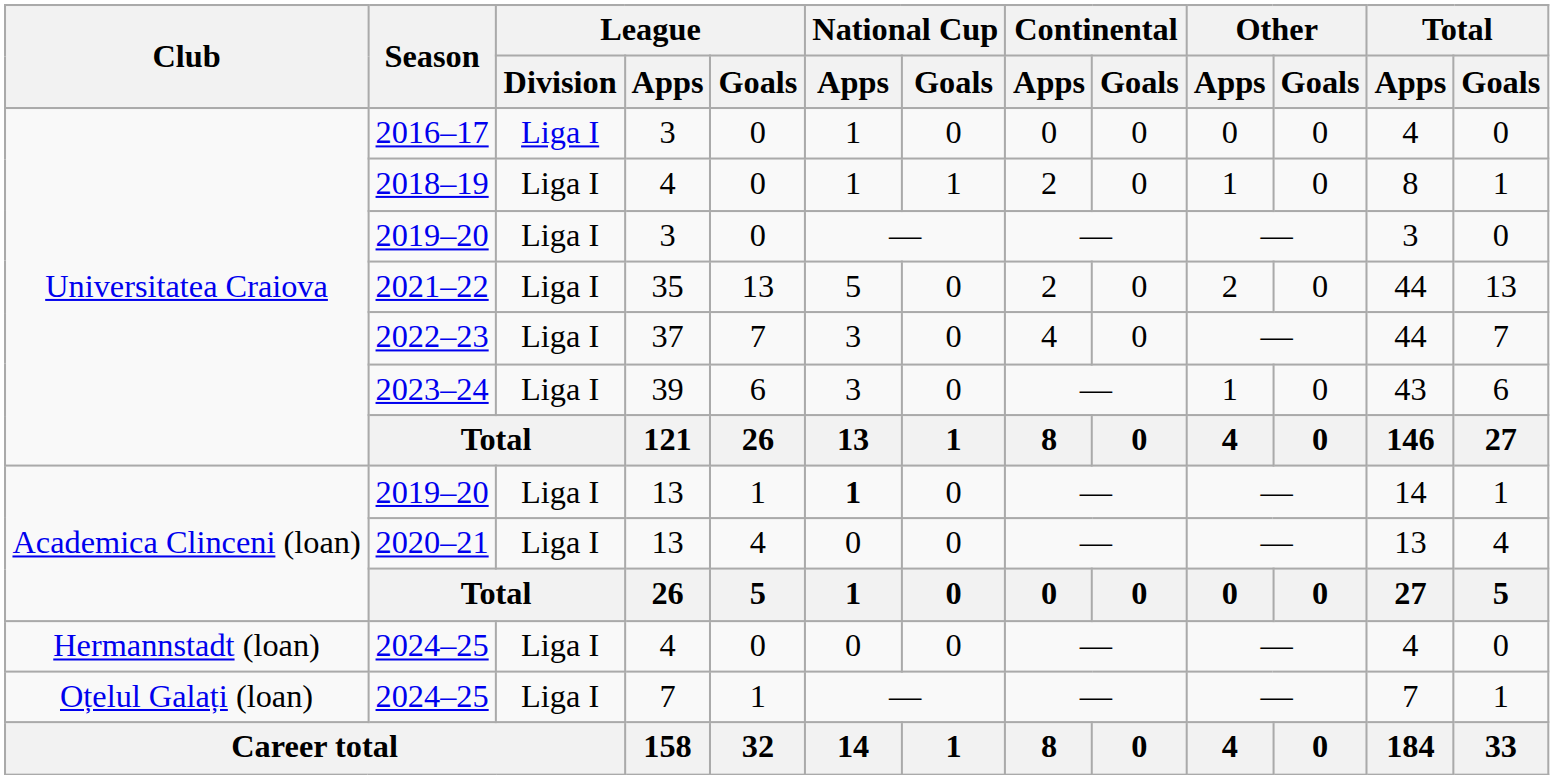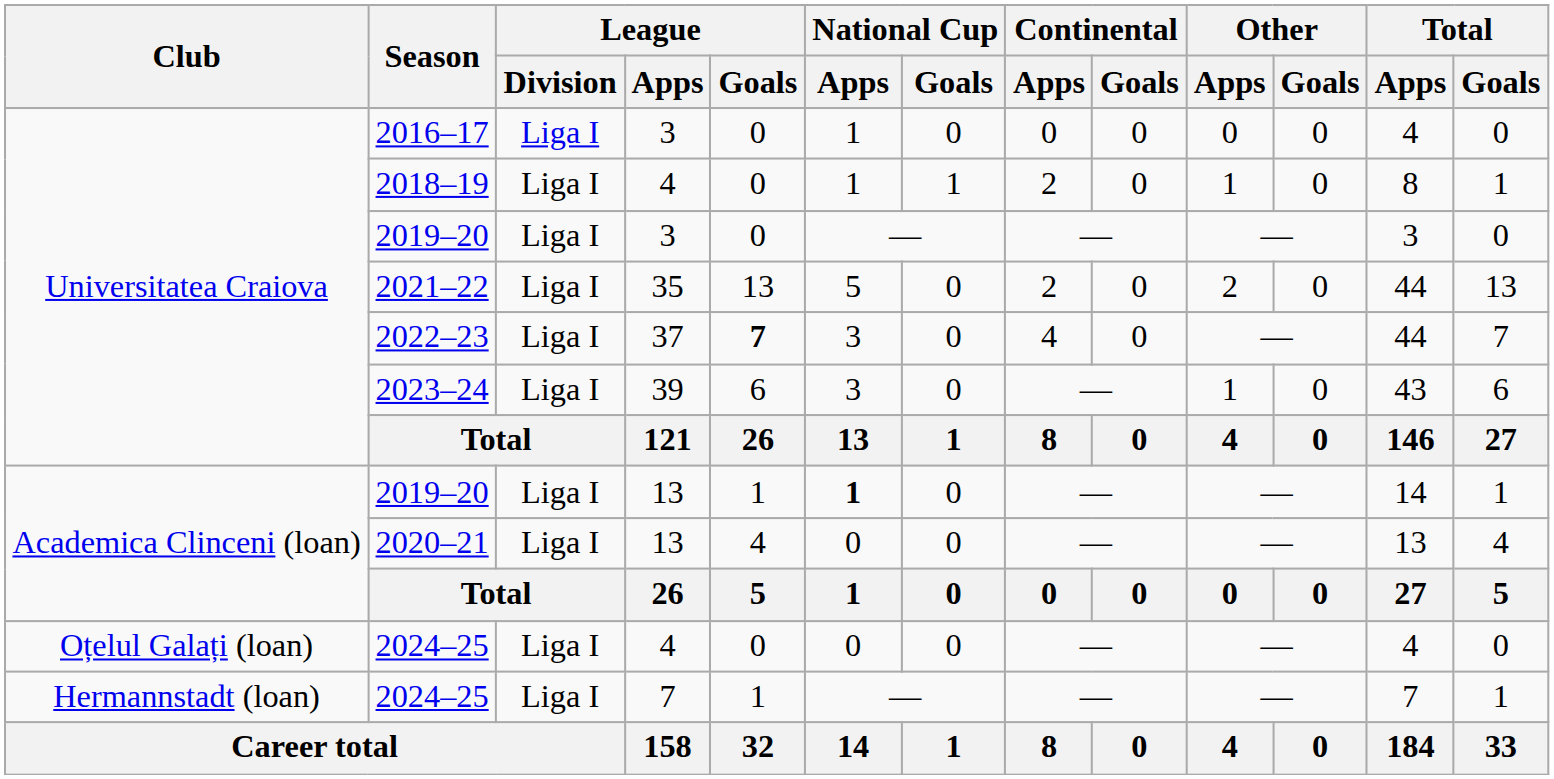(758, 337) normal -> (758, 337) bold
(187, 645) Hermannstadt (loan) -> (187, 645) Oțelul Galați (loan)
(187, 696) Oțelul Galați (loan) -> (187, 696) Hermannstadt (loan)
